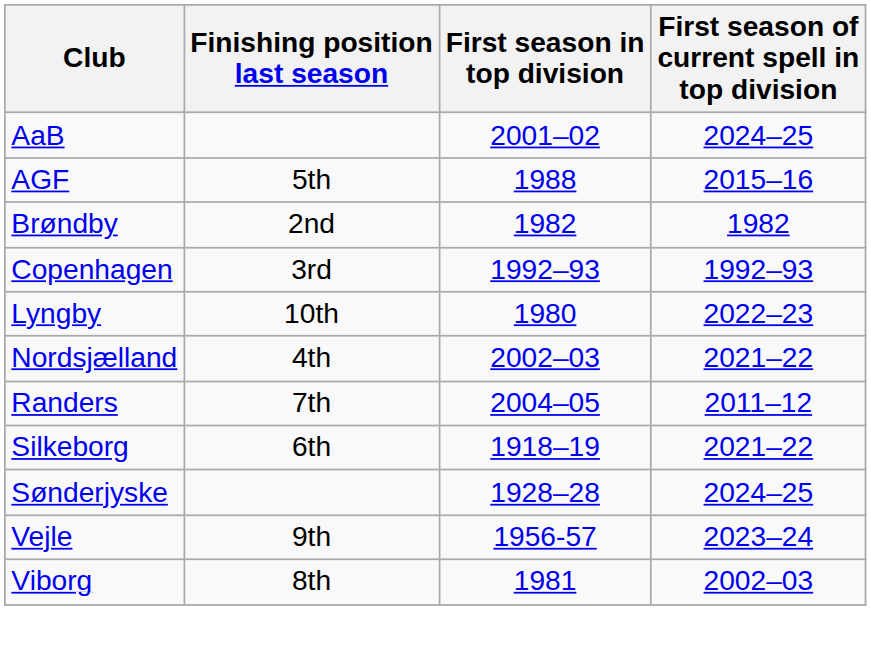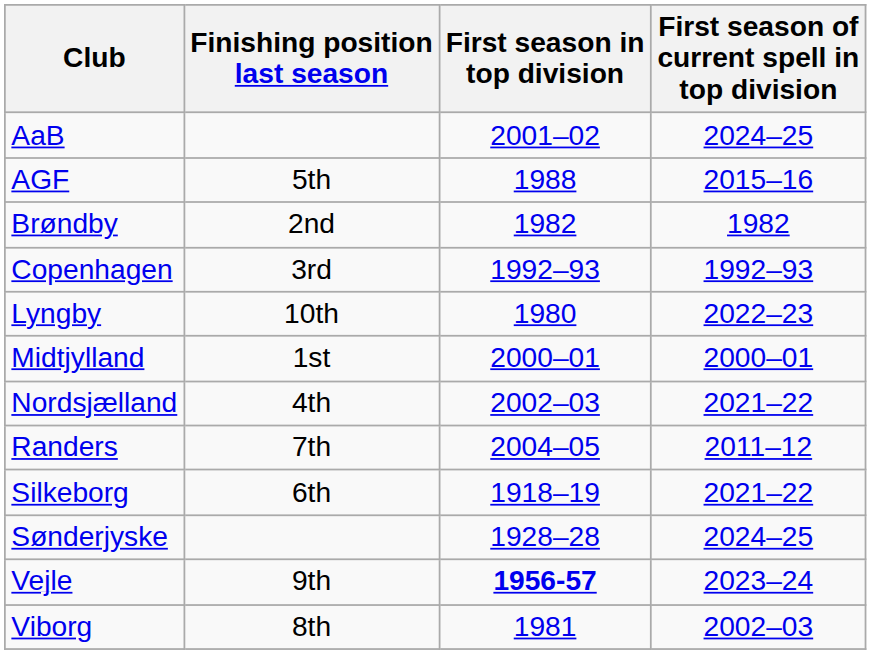+ row: (78, 358)
(545, 536) normal -> (545, 581) bold
